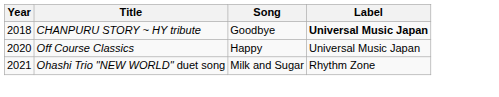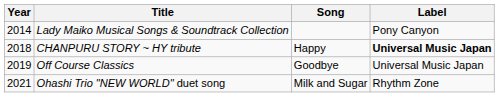+ row: (163, 30)
(253, 30) Goodbye -> (310, 48) Happy
(19, 48) 2020 -> (19, 65) 2019
(246, 48) Happy -> (316, 65) Goodbye
